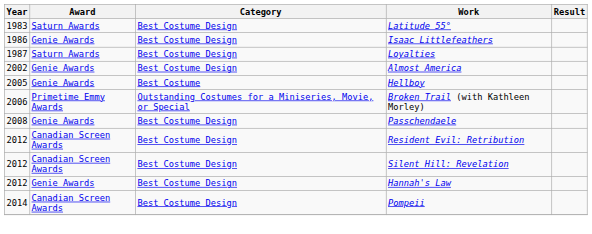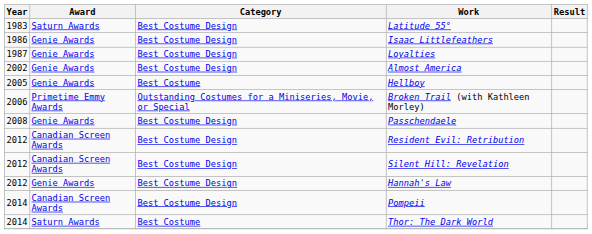(66, 54) Saturn Awards -> (63, 54) Genie Awards
+ row: (440, 222)
